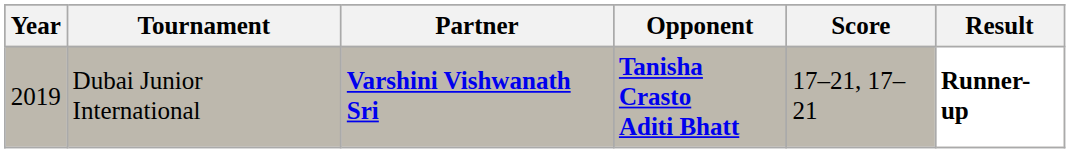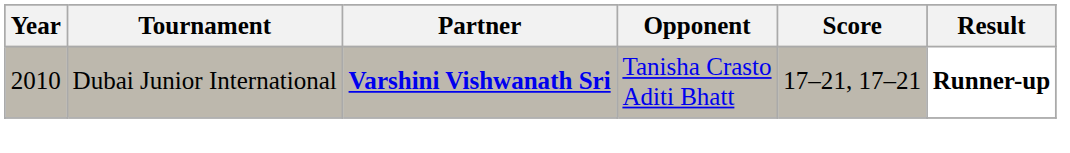(36, 96) 2019 -> (36, 81) 2010
(679, 96) bold -> (697, 81) normal
